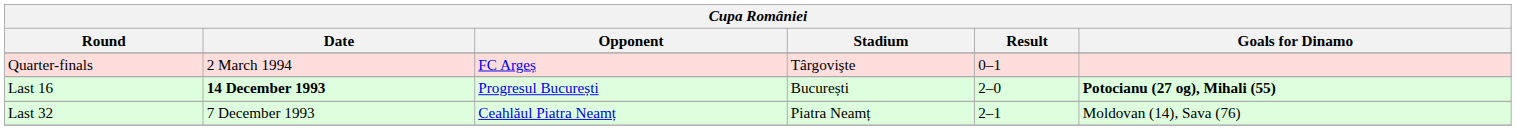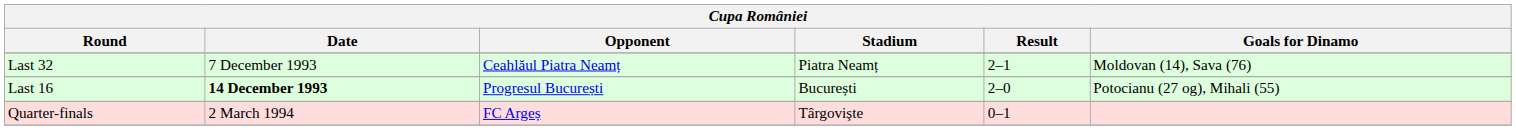rows swapped: (31, 112) <-> (50, 64)
(1179, 88) bold -> (1186, 88) normal
